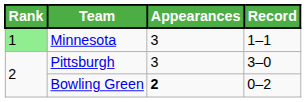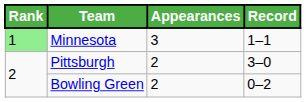(154, 62) 3 -> (154, 62) 2
(154, 85) bold -> (154, 85) normal
